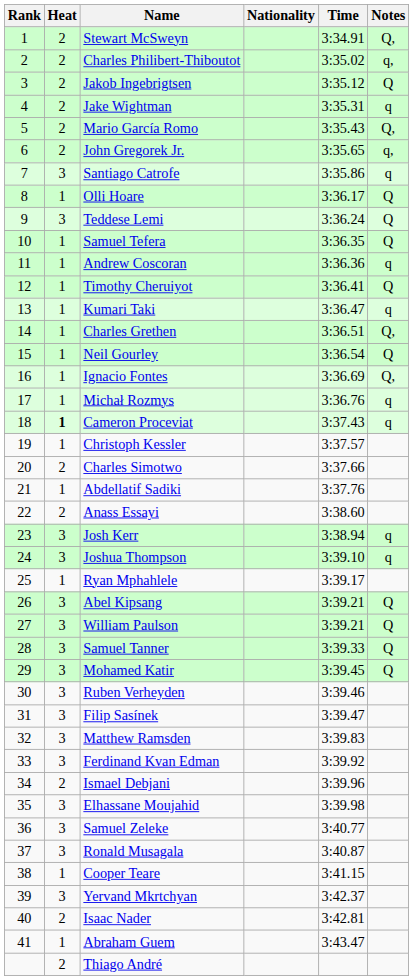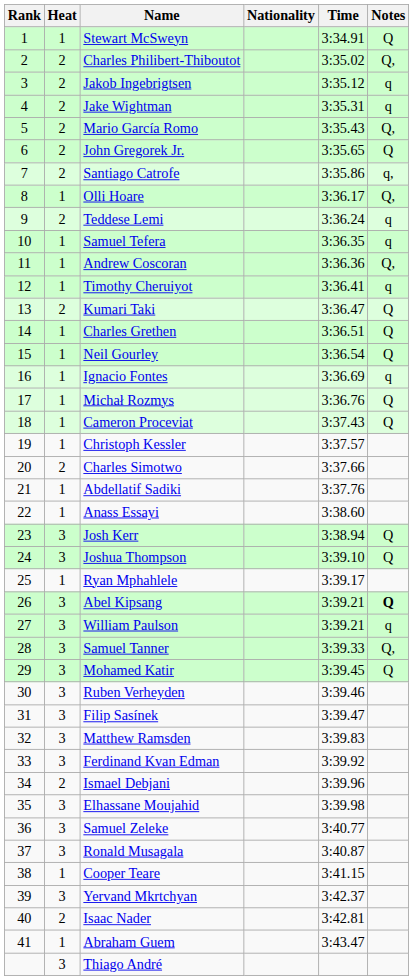(62, 38) 2 -> (62, 38) 1
(388, 38) Q, -> (388, 38) Q
(388, 60) q, -> (388, 60) Q,
(388, 83) Q -> (388, 83) q
(388, 151) q, -> (388, 151) Q
(62, 173) 3 -> (62, 173) 2
(388, 173) q -> (388, 173) q,
(388, 196) Q -> (388, 196) Q,
(62, 219) 3 -> (62, 219) 2
(388, 219) Q -> (388, 219) q
(388, 241) Q -> (388, 241) q
(388, 264) q -> (388, 264) Q,
(388, 286) Q -> (388, 286) q
(62, 309) 1 -> (62, 309) 2
(388, 309) q -> (388, 309) Q
(388, 331) Q, -> (388, 331) Q
(388, 377) Q, -> (388, 377) q
(388, 399) q -> (388, 399) Q
(62, 422) bold -> (62, 422) normal
(388, 422) q -> (388, 422) Q
(62, 512) 2 -> (62, 512) 1
(388, 535) q -> (388, 535) Q
(388, 557) q -> (388, 557) Q
(388, 602) normal -> (388, 602) bold
(388, 625) Q -> (388, 625) q
(388, 648) Q -> (388, 648) Q,
(62, 964) 2 -> (62, 964) 3
